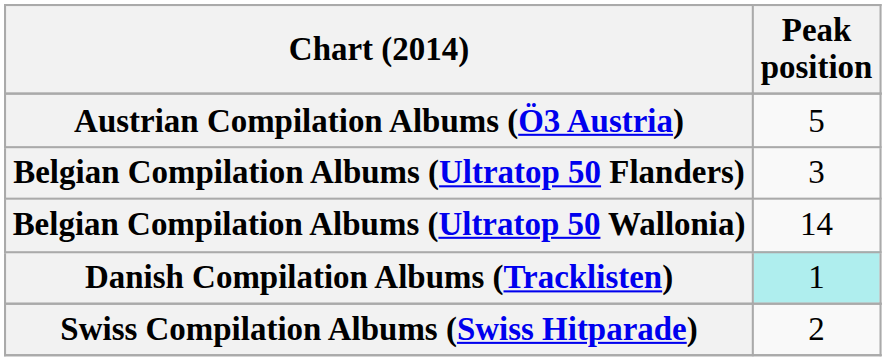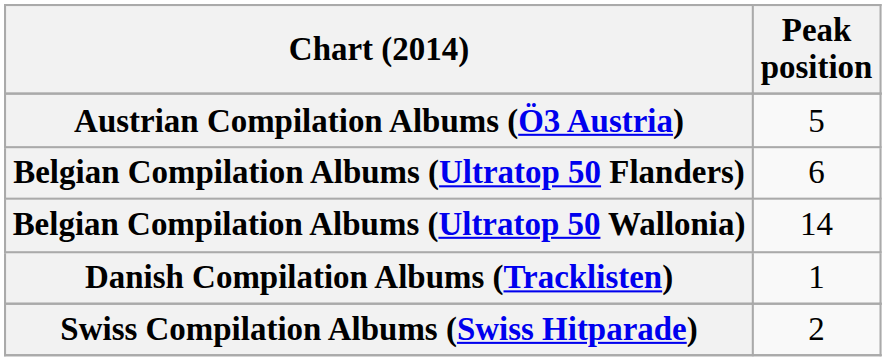(817, 172) 3 -> (817, 172) 6
(817, 276) paleturquoise background -> (817, 276) no background
